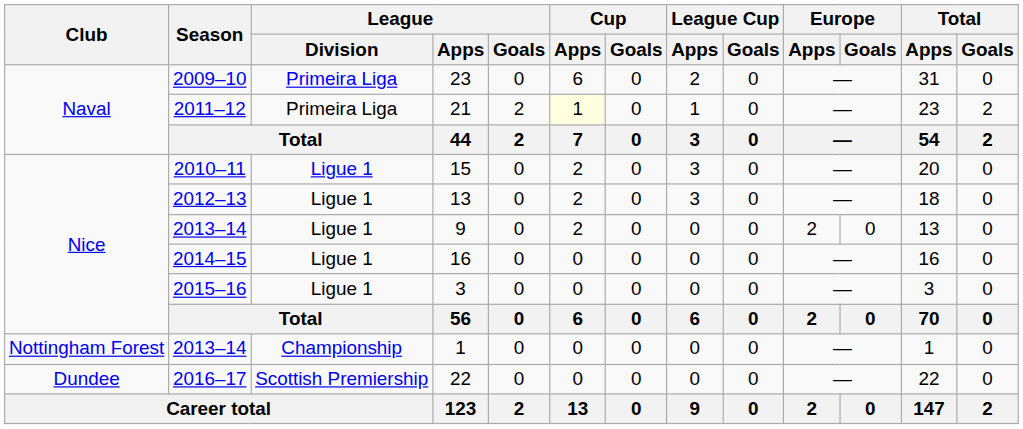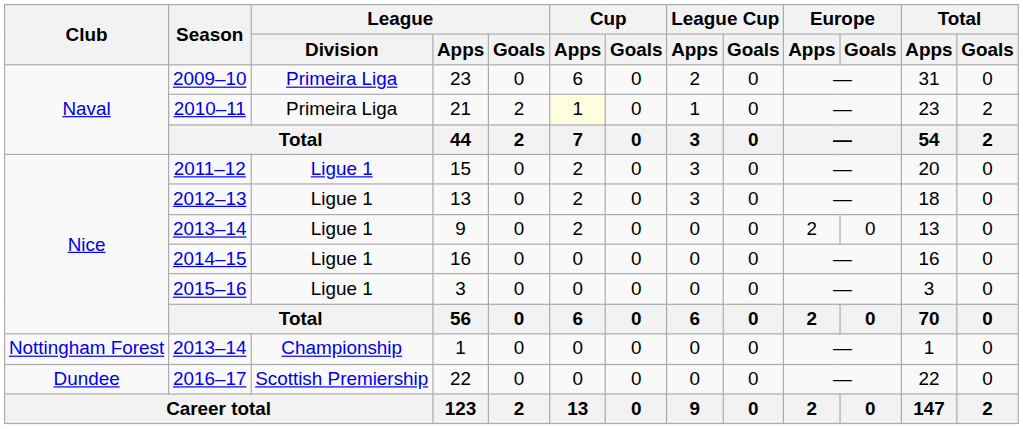(210, 109) 2011–12 -> (210, 109) 2010–11
(210, 169) 2010–11 -> (210, 169) 2011–12
